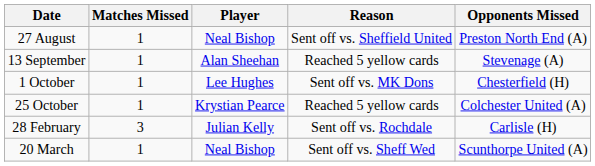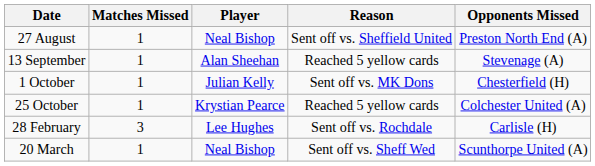(240, 82) Lee Hughes -> (240, 82) Julian Kelly
(240, 127) Julian Kelly -> (240, 127) Lee Hughes
